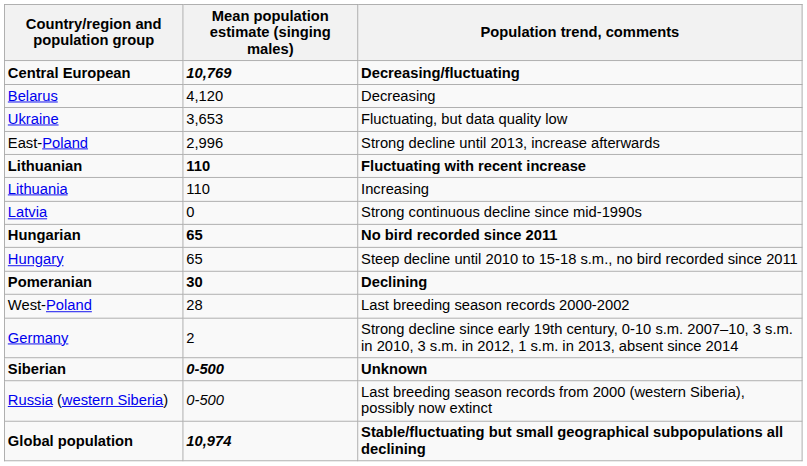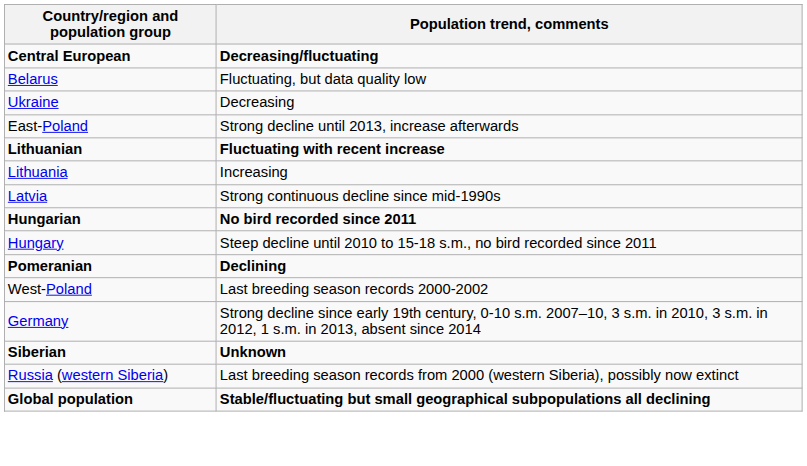- column: (270, 32)
(398, 95) Decreasing -> (323, 79) Fluctuating, but data quality low
(464, 119) Fluctuating, but data quality low -> (257, 102) Decreasing
